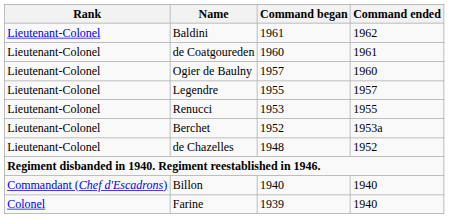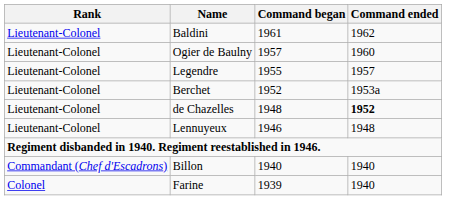- row: (214, 52)
- row: (192, 109)
(365, 147) normal -> (363, 109) bold
+ row: (200, 128)
